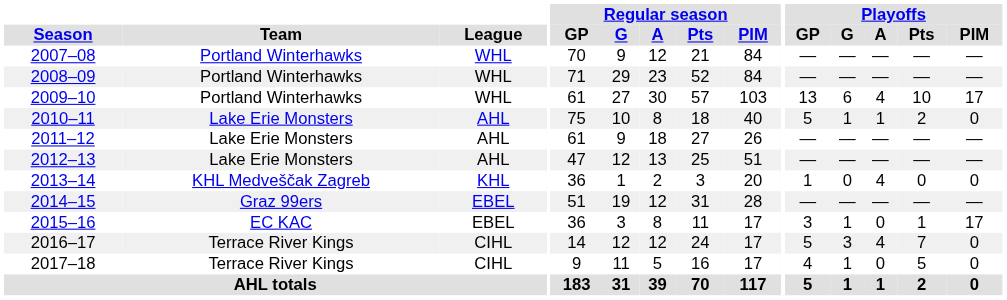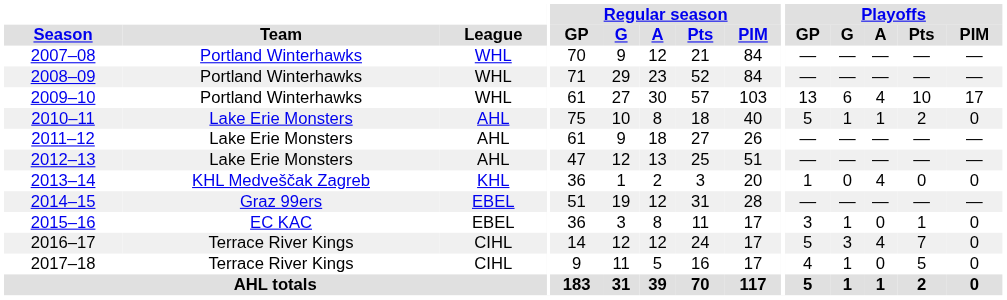(974, 222) 17 -> (974, 222) 0
